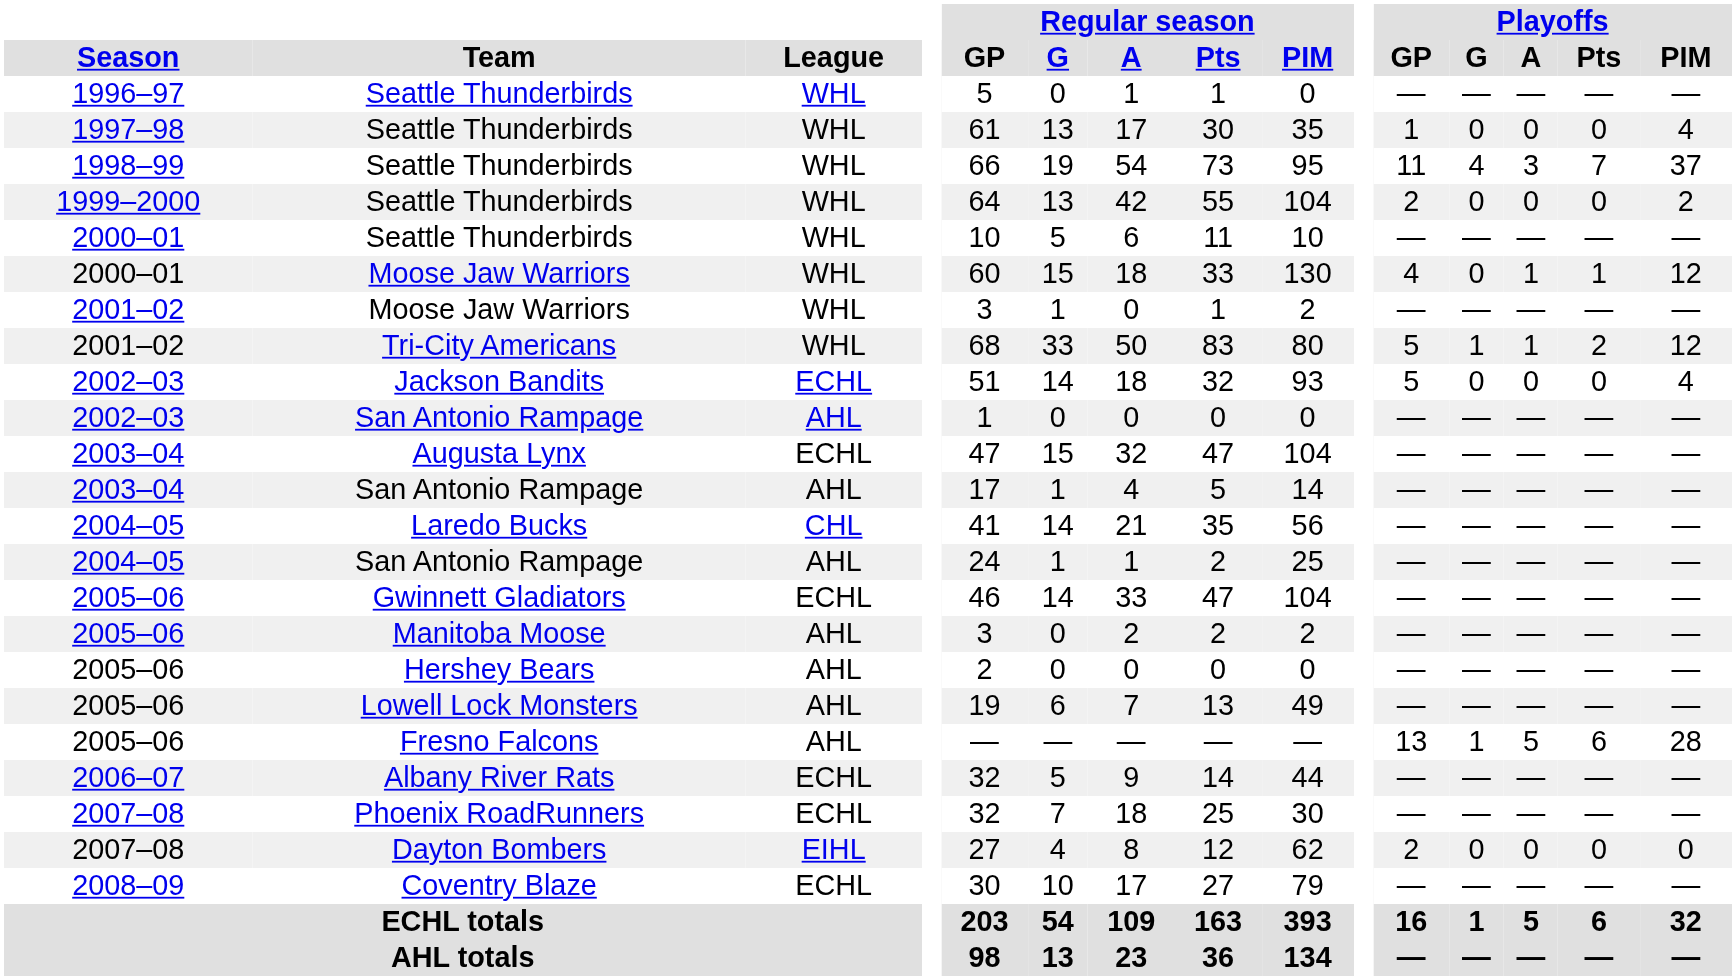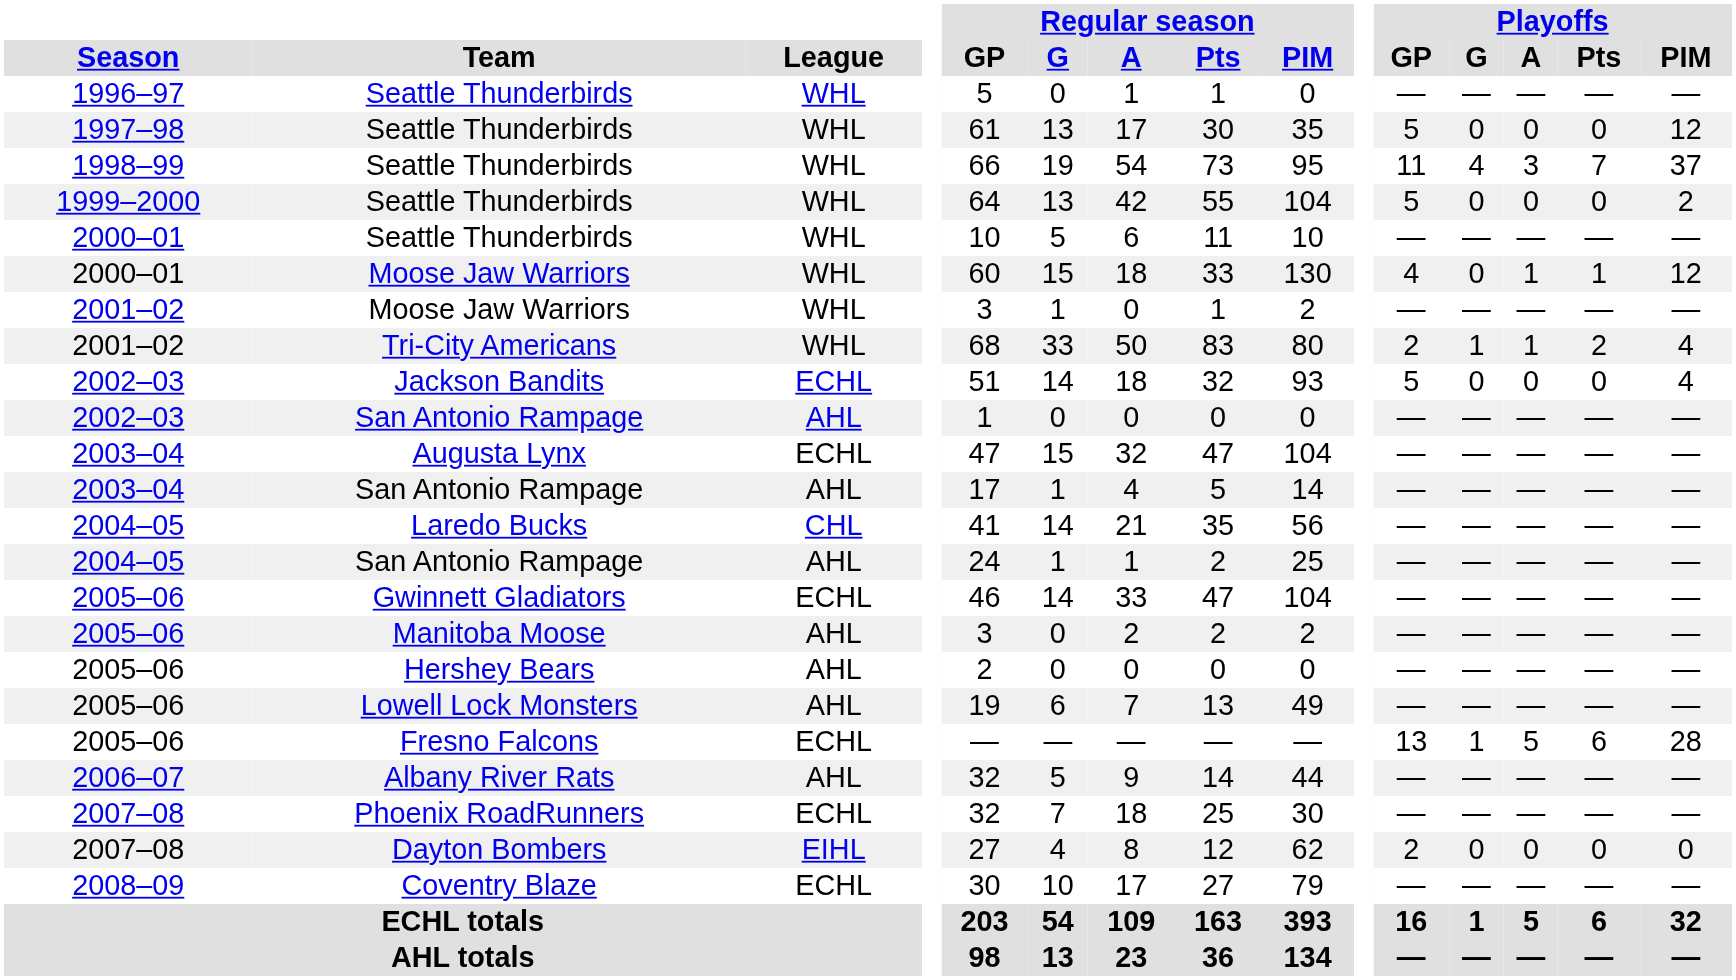(1411, 129) 1 -> (1411, 129) 5
(1686, 129) 4 -> (1686, 129) 12
(1411, 201) 2 -> (1411, 201) 5
(1411, 345) 5 -> (1411, 345) 2
(1686, 345) 12 -> (1686, 345) 4
(834, 741) AHL -> (834, 741) ECHL
(834, 777) ECHL -> (834, 777) AHL
